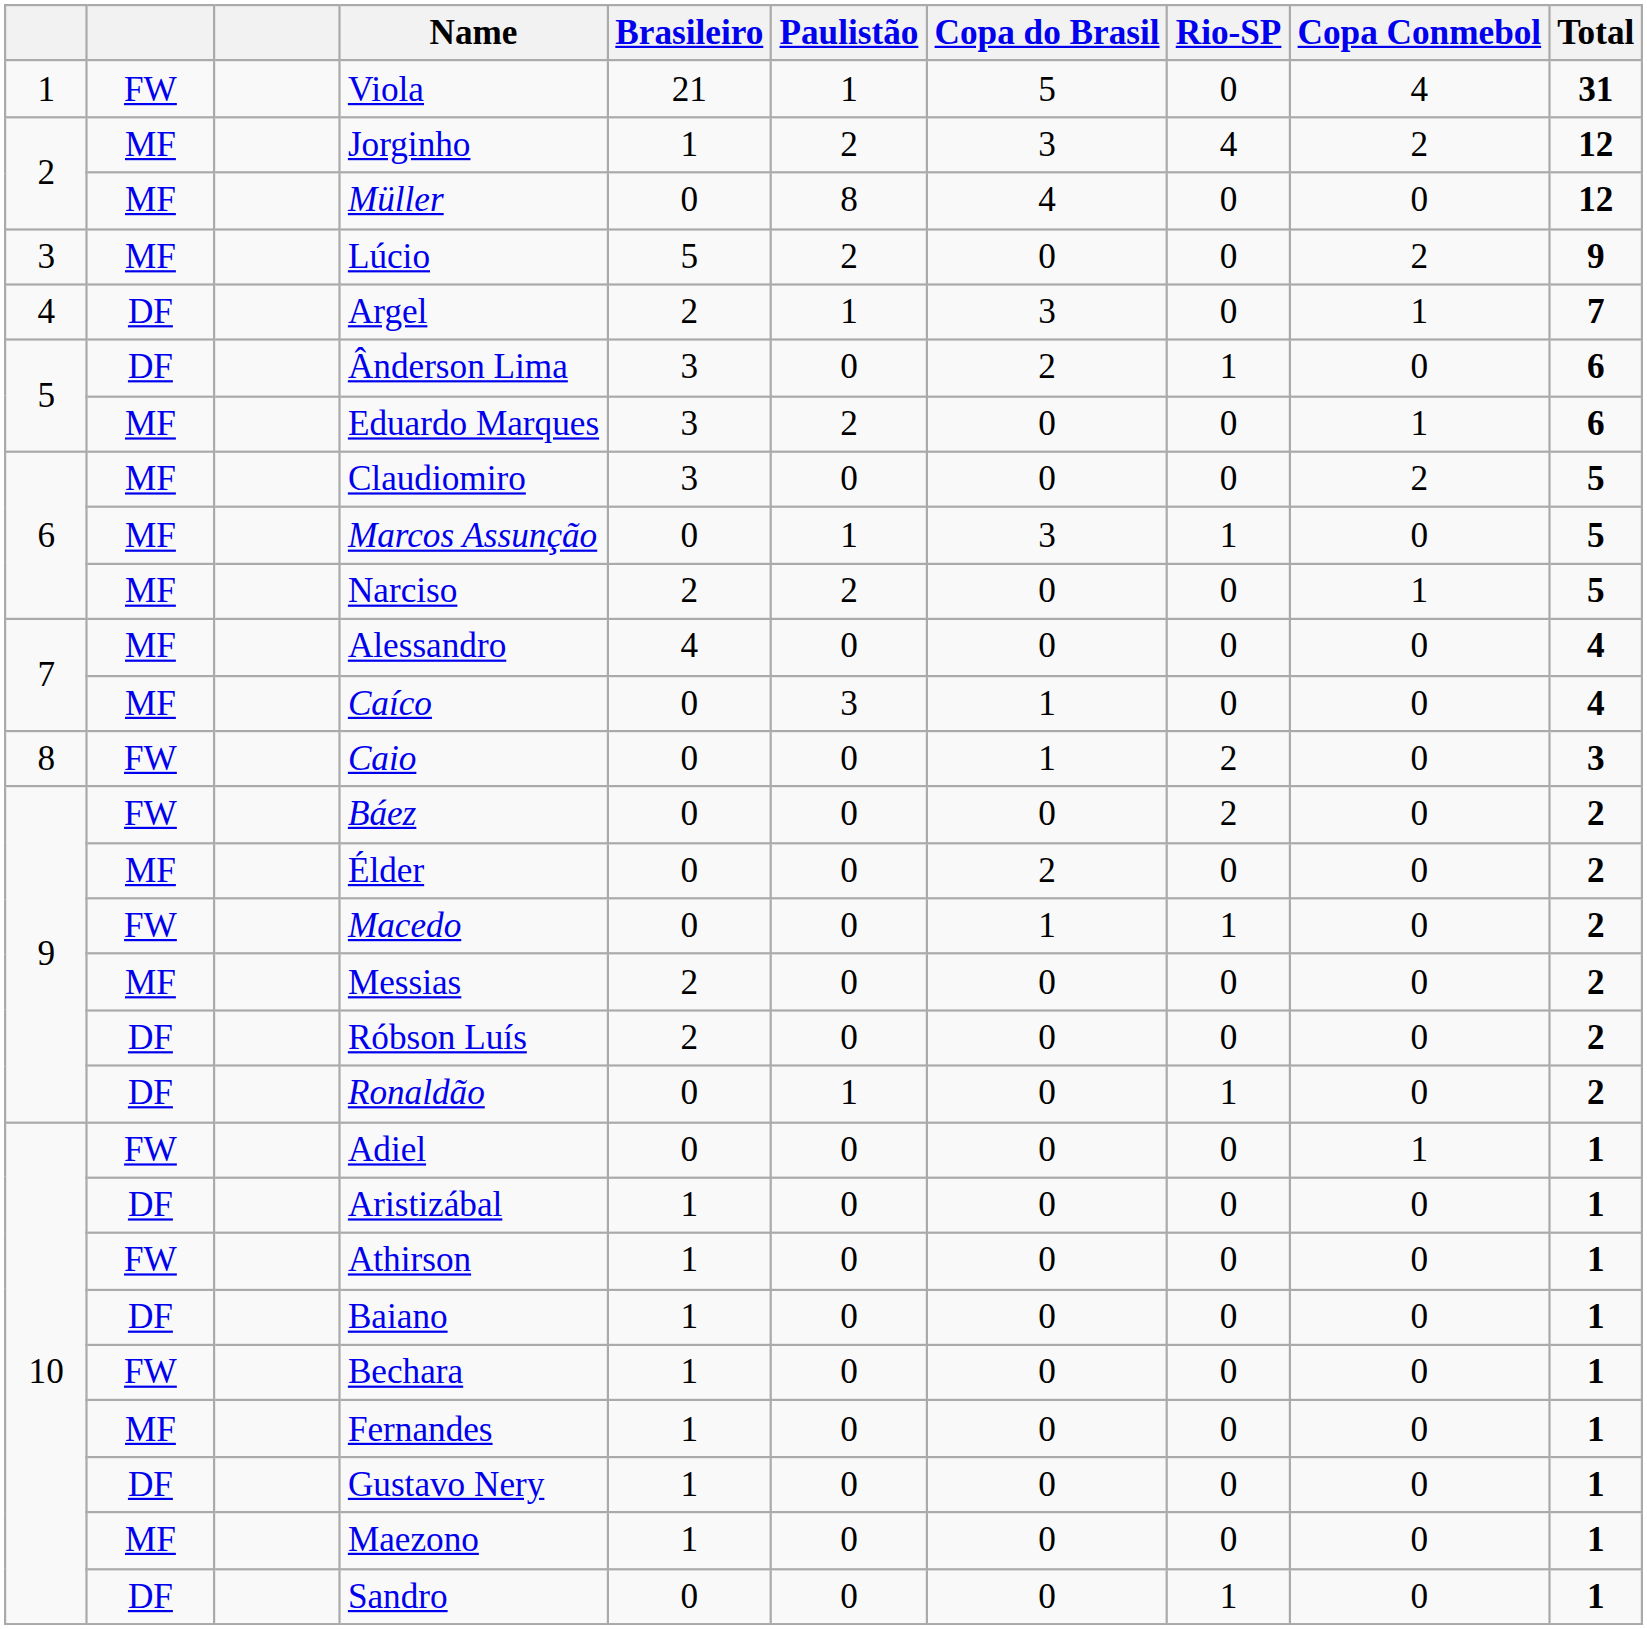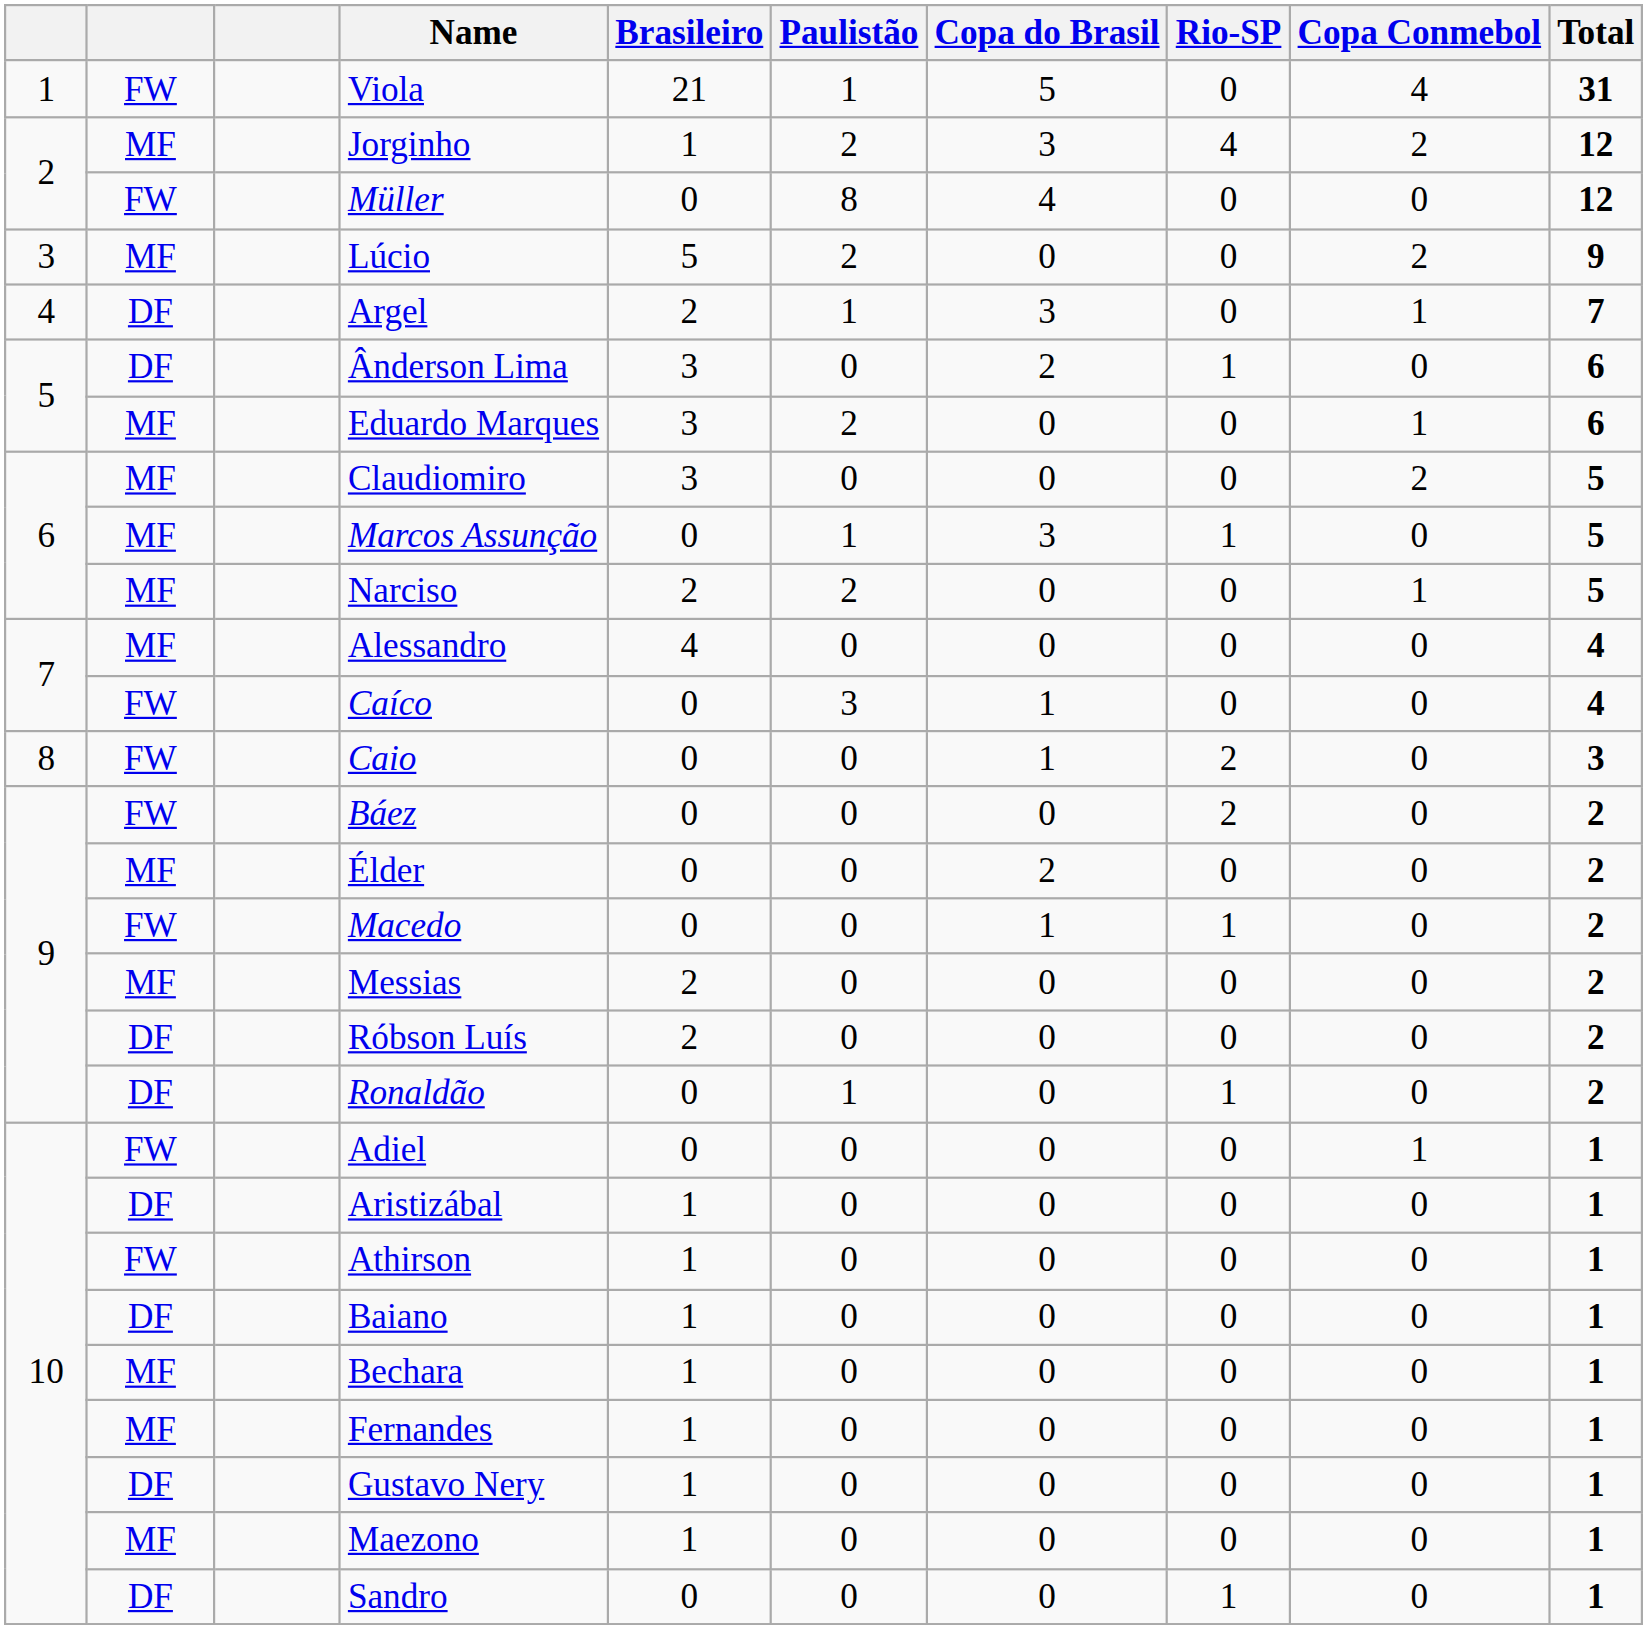(150, 199) MF -> (150, 199) FW
(150, 702) MF -> (150, 702) FW
(150, 1372) FW -> (150, 1372) MF
